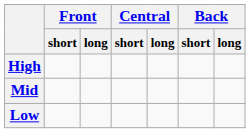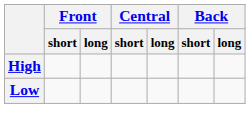- row: (24, 90)
